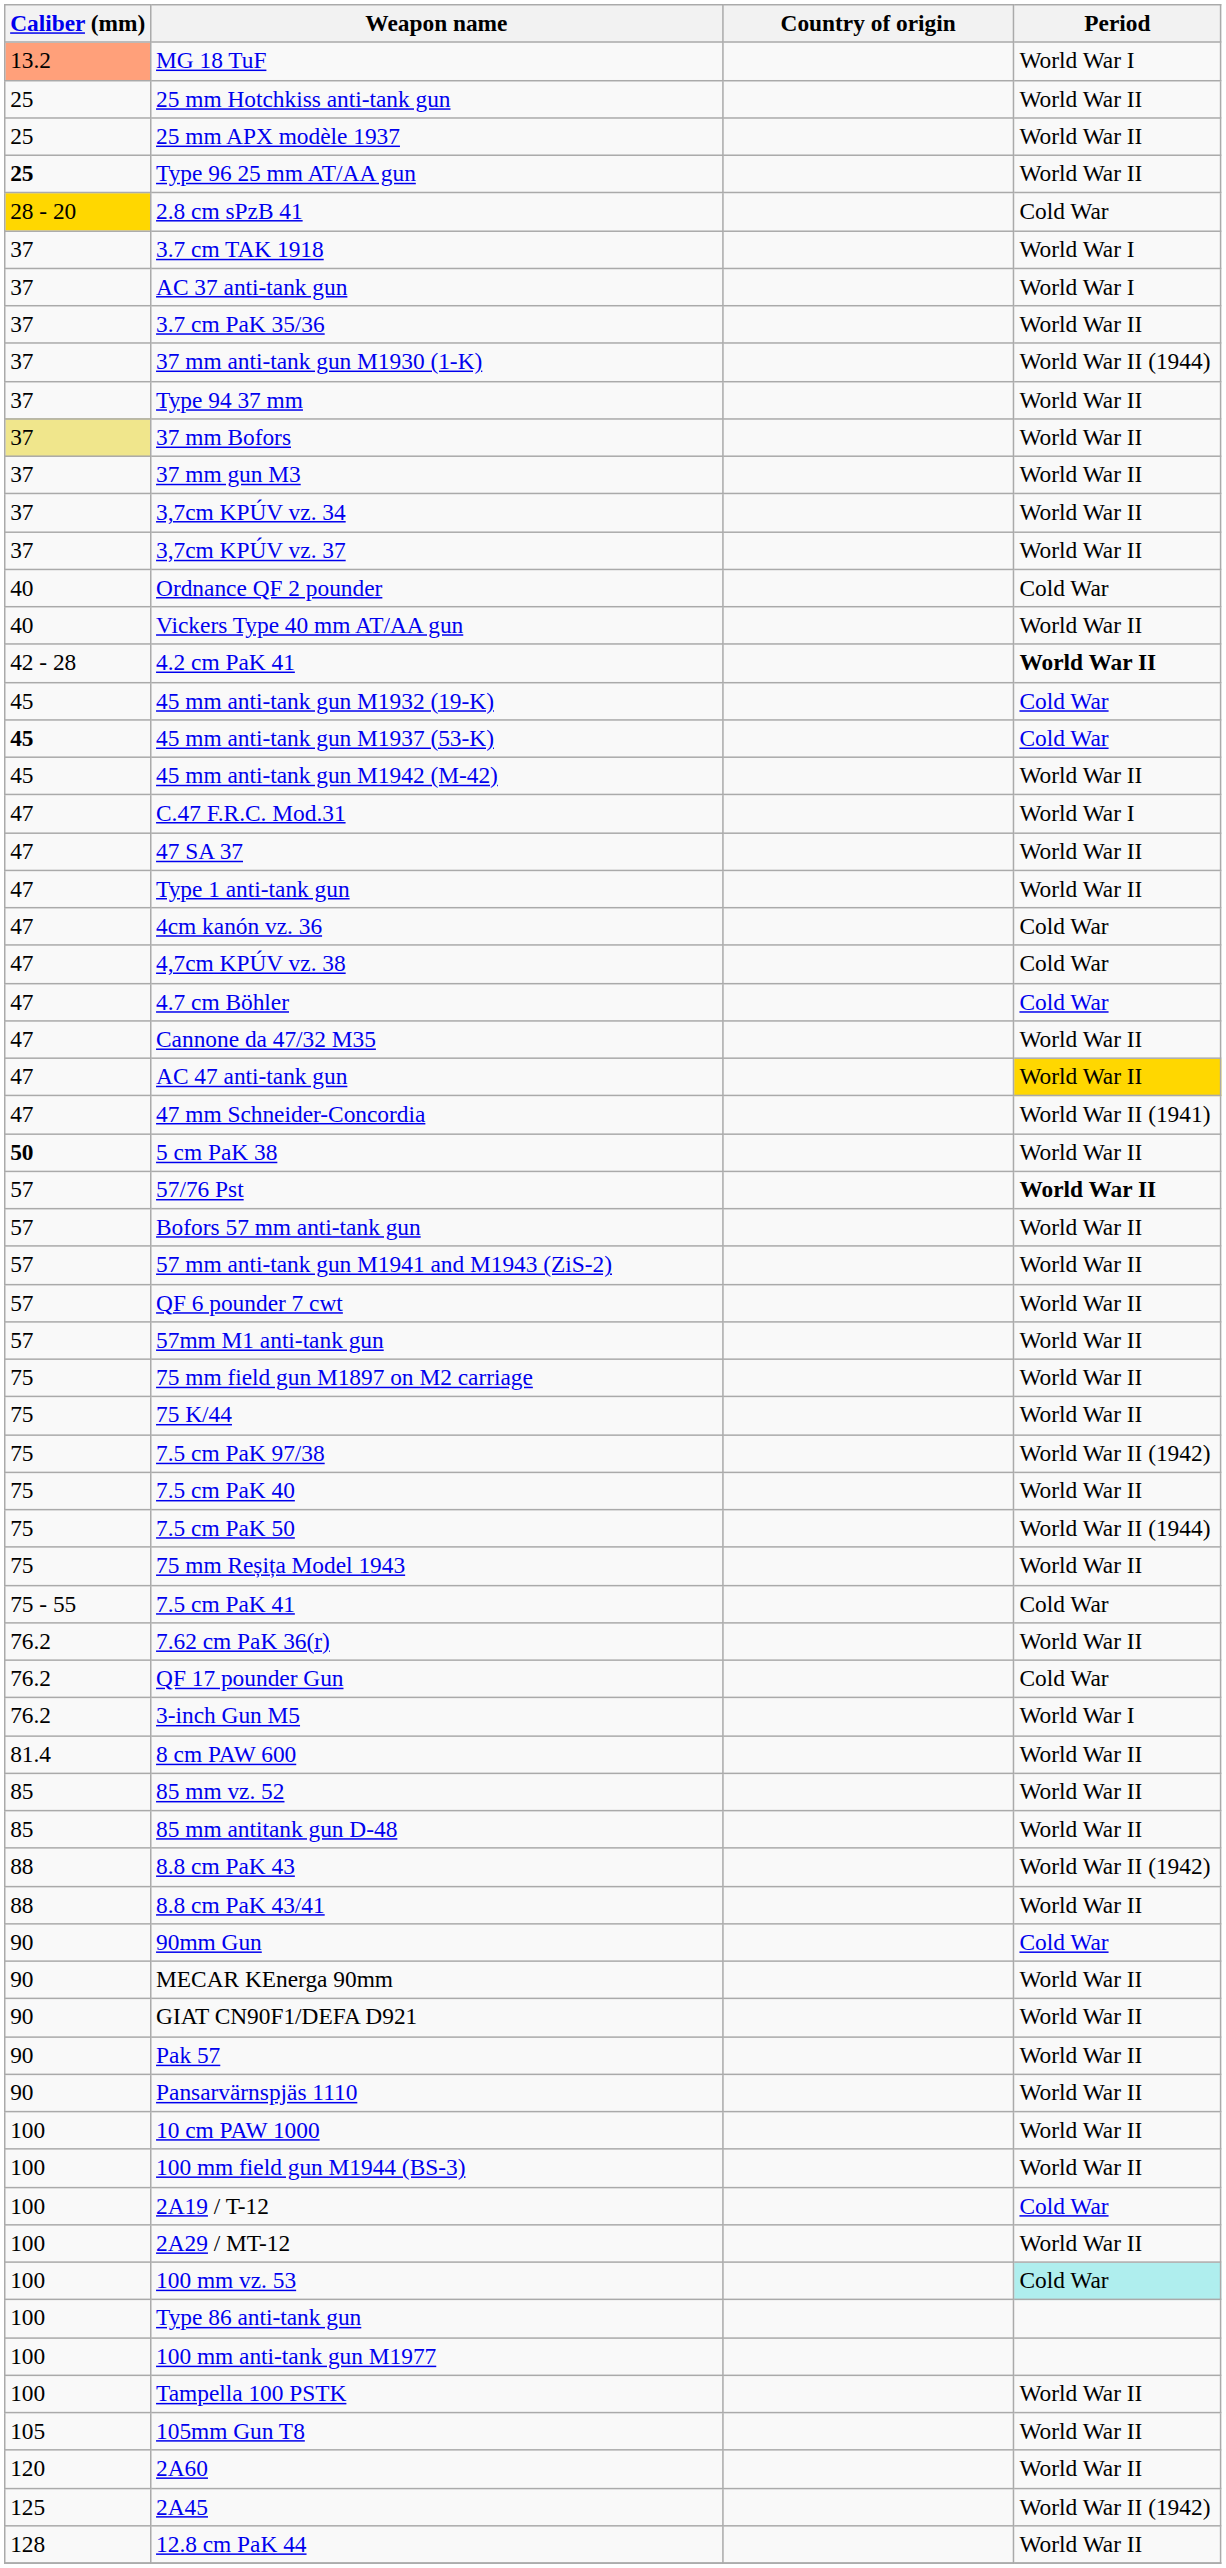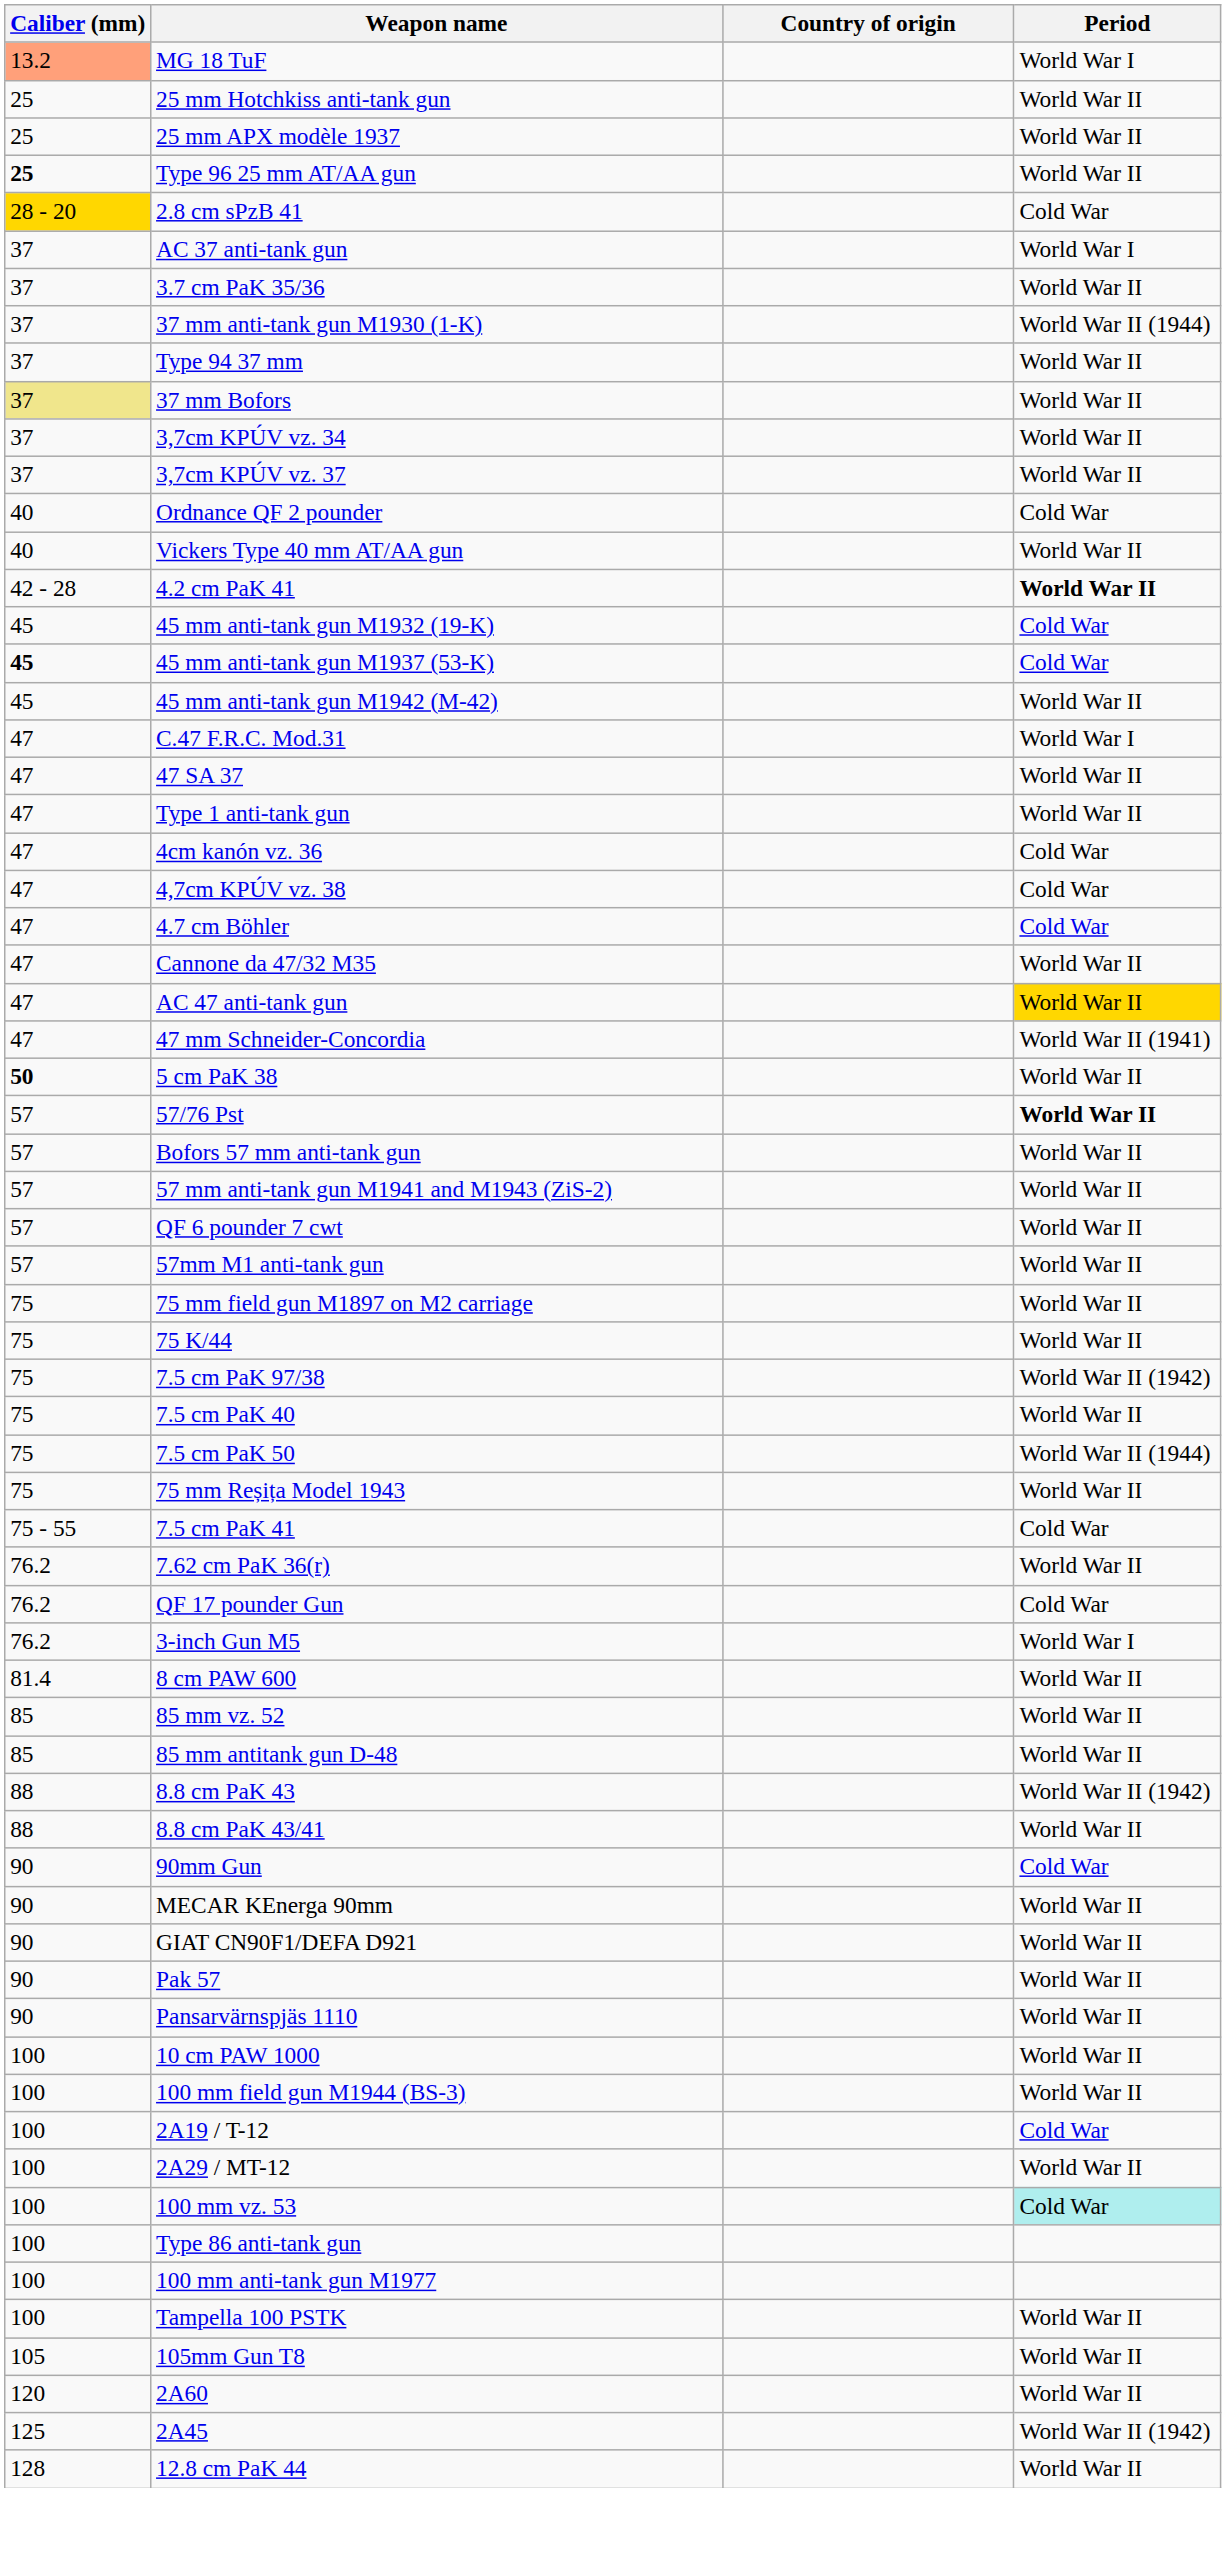- row: (240, 248)
- row: (228, 474)
